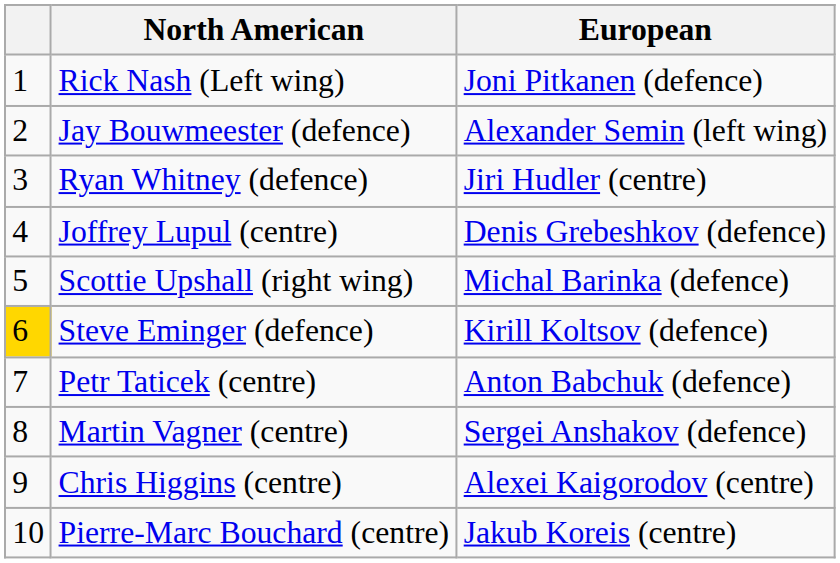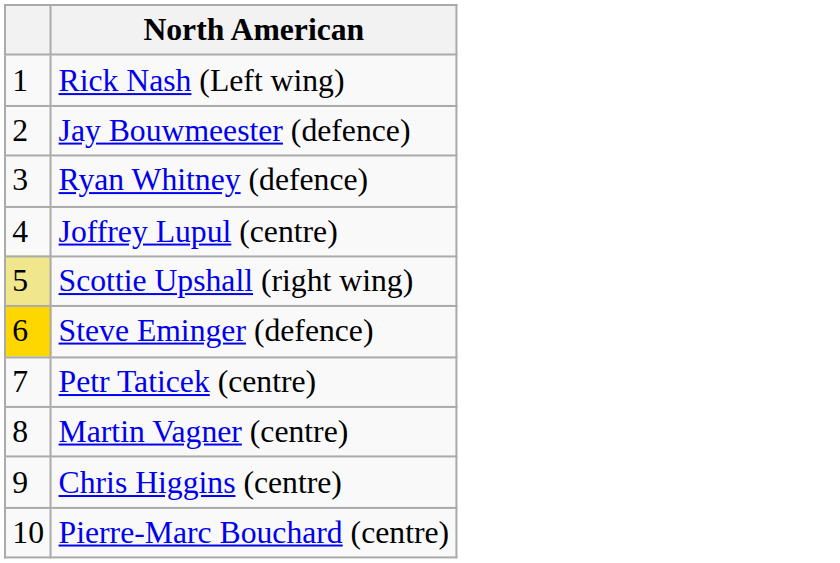- column: (645, 29)
(20, 280) no background -> (20, 280) khaki background
